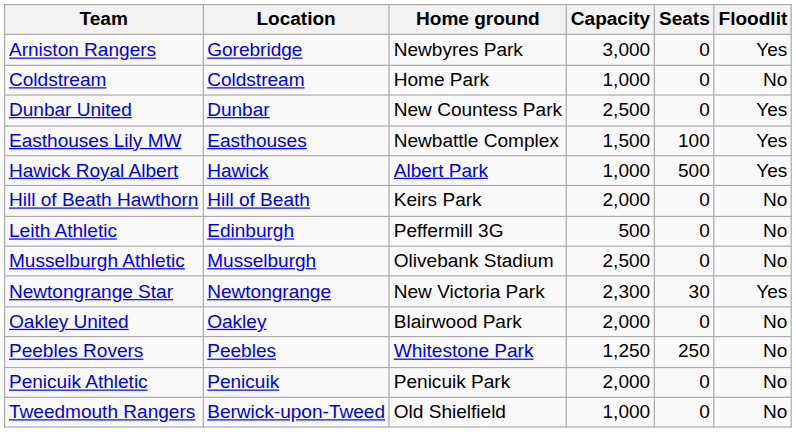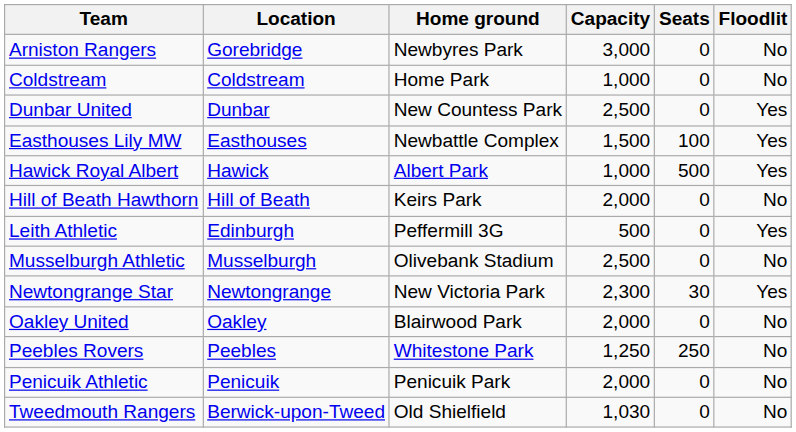(772, 49) Yes -> (775, 49) No
(775, 230) No -> (772, 230) Yes
(626, 412) 1,000 -> (626, 412) 1,030
